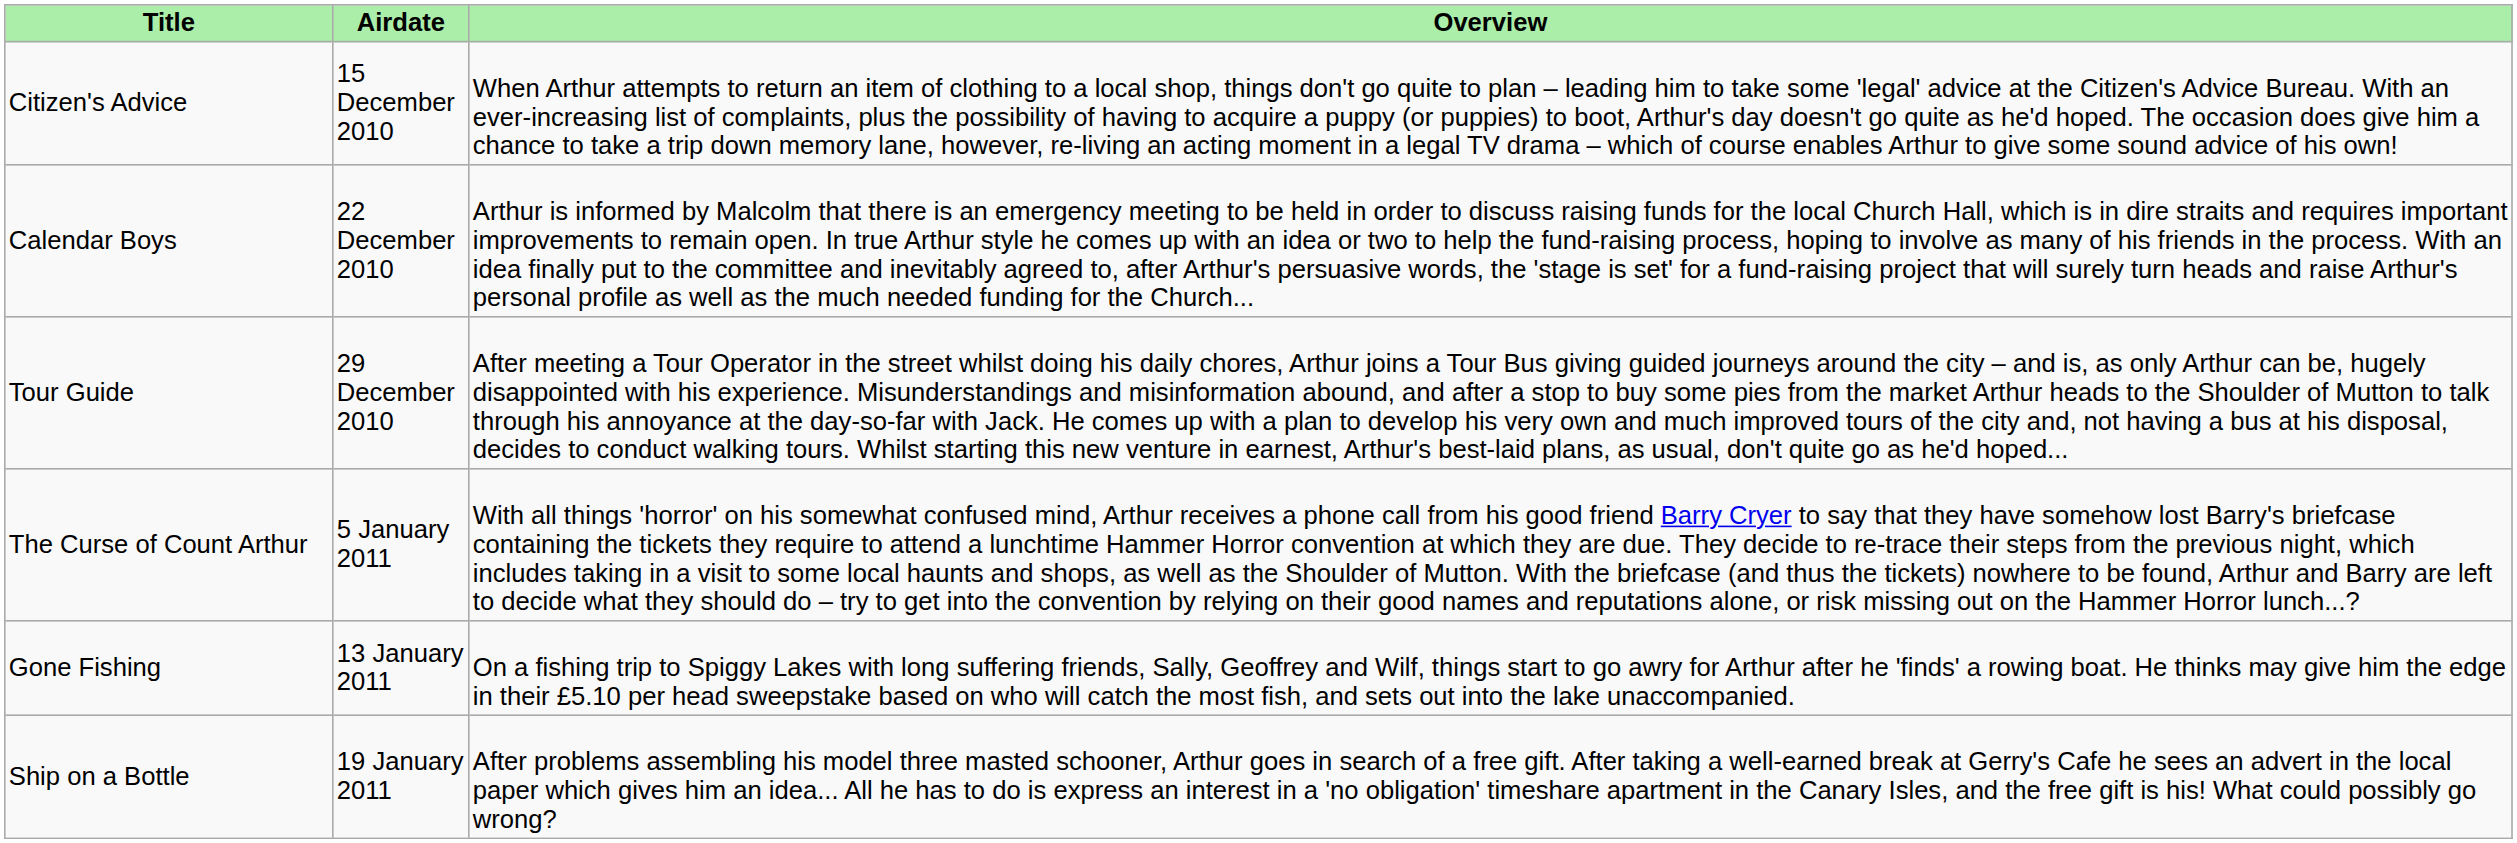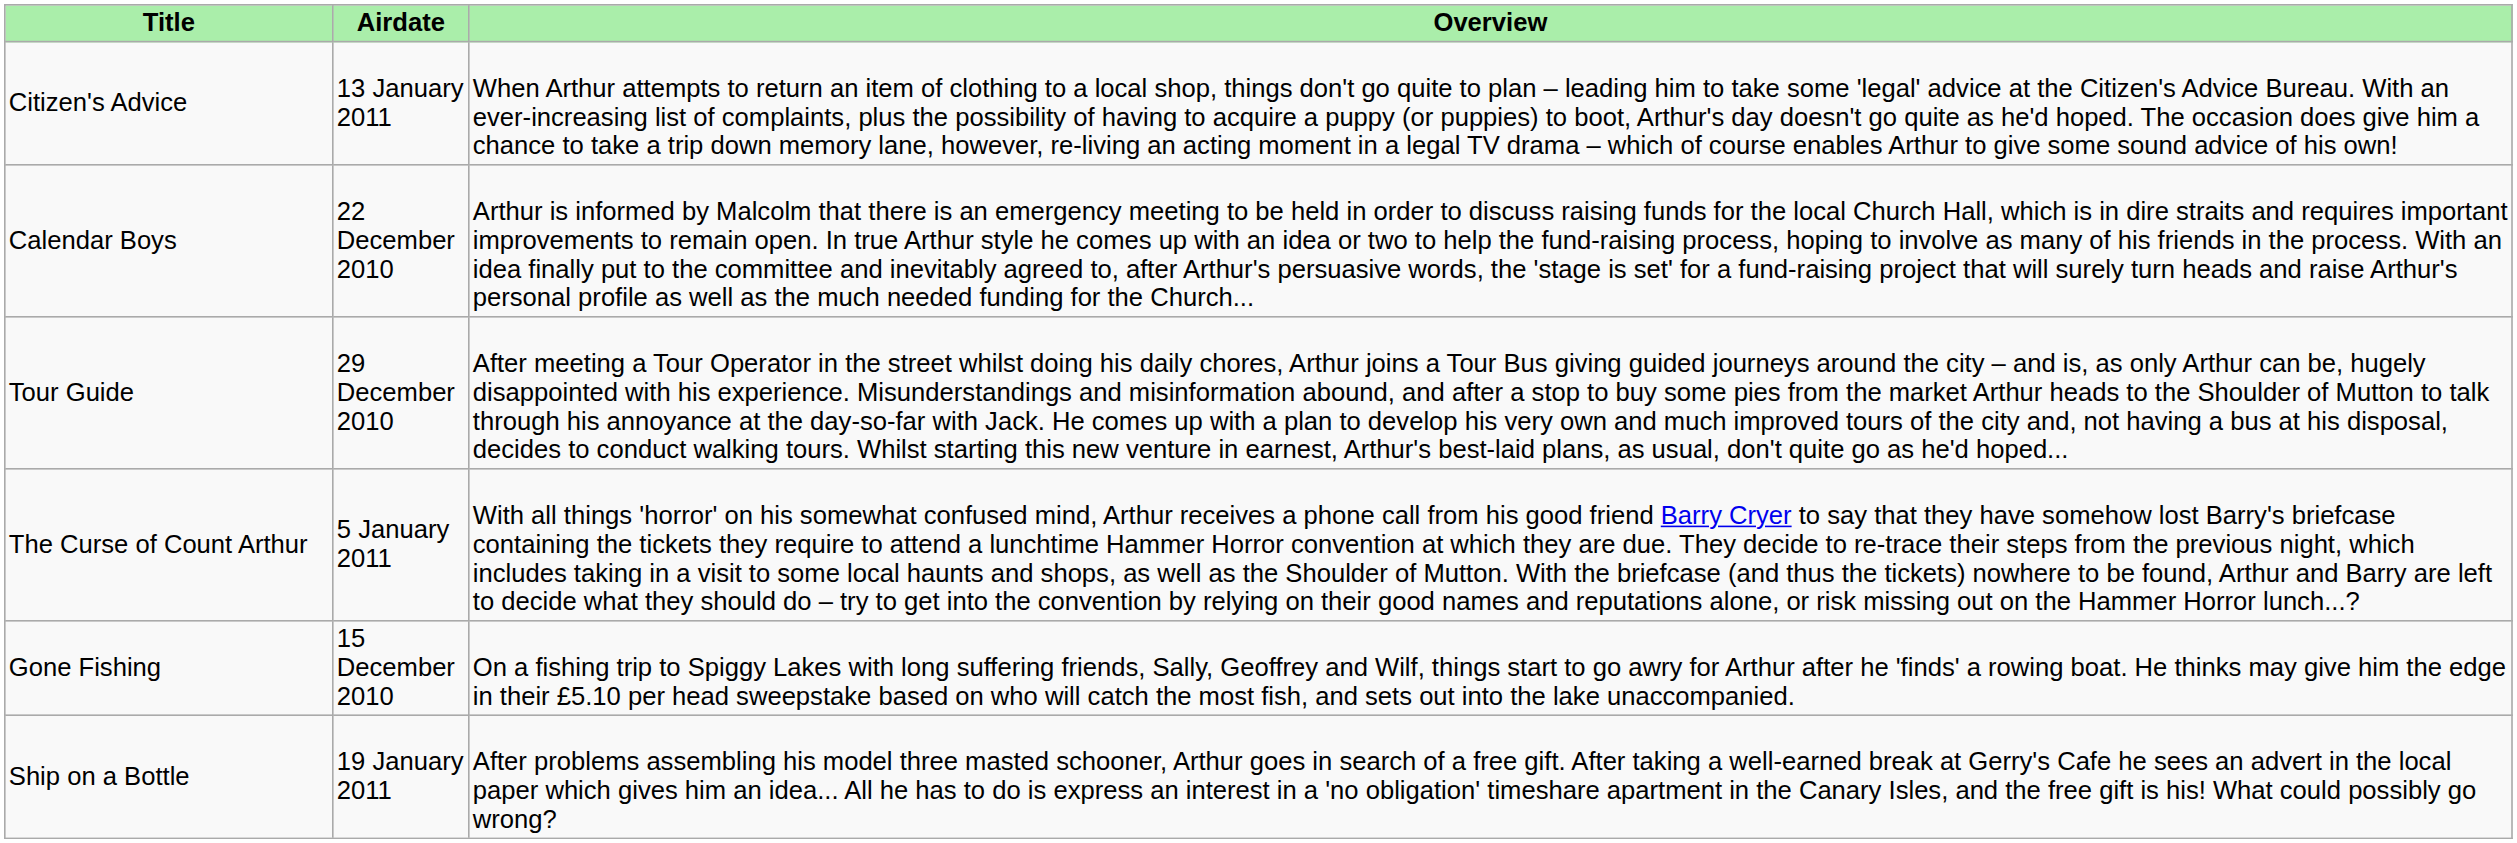(396, 102) 15 December 2010 -> (400, 102) 13 January 2011
(400, 667) 13 January 2011 -> (396, 667) 15 December 2010
